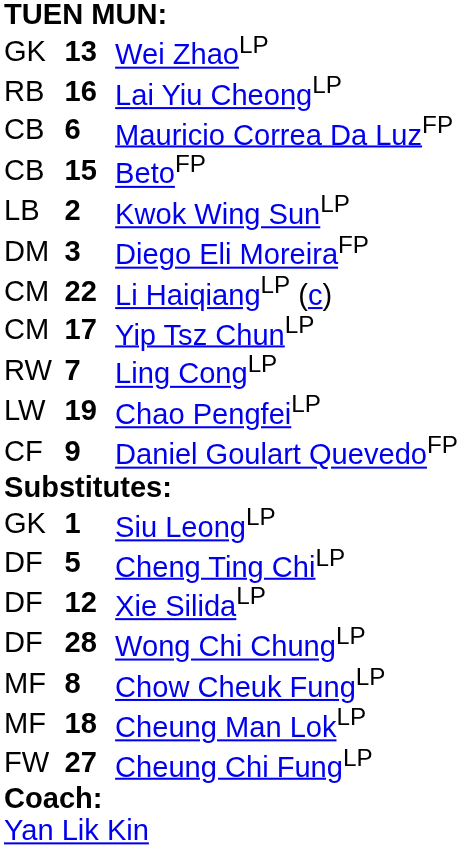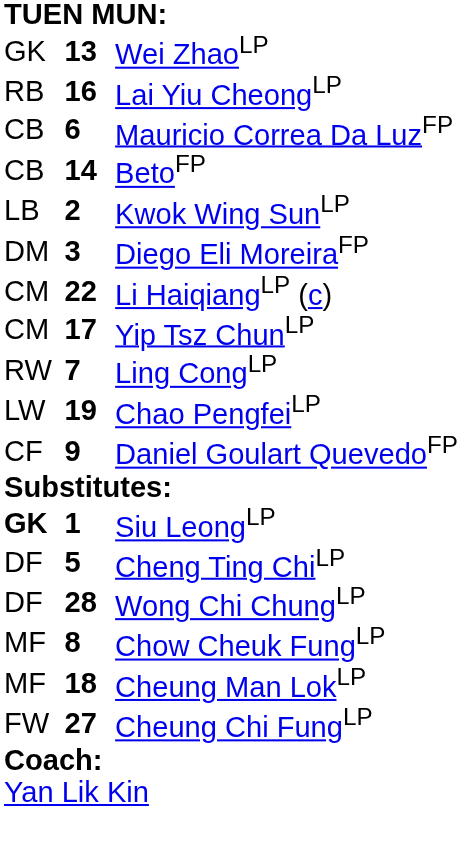(81, 170) 15 -> (81, 170) 14
(25, 523) normal -> (26, 523) bold
- row: (191, 603)
